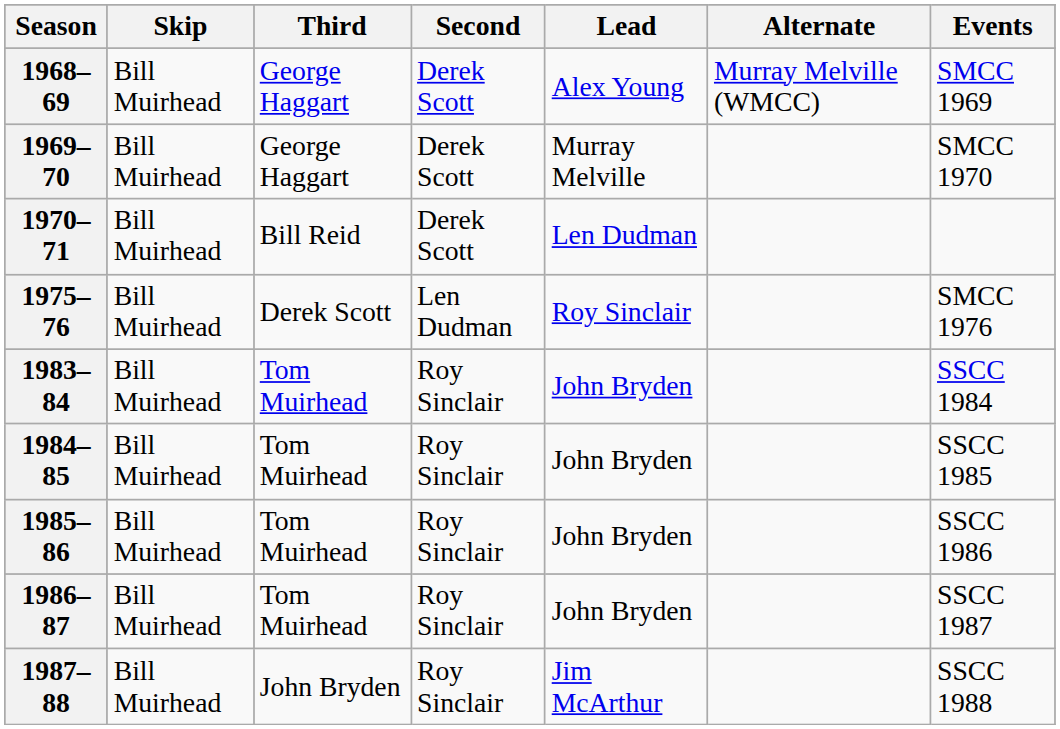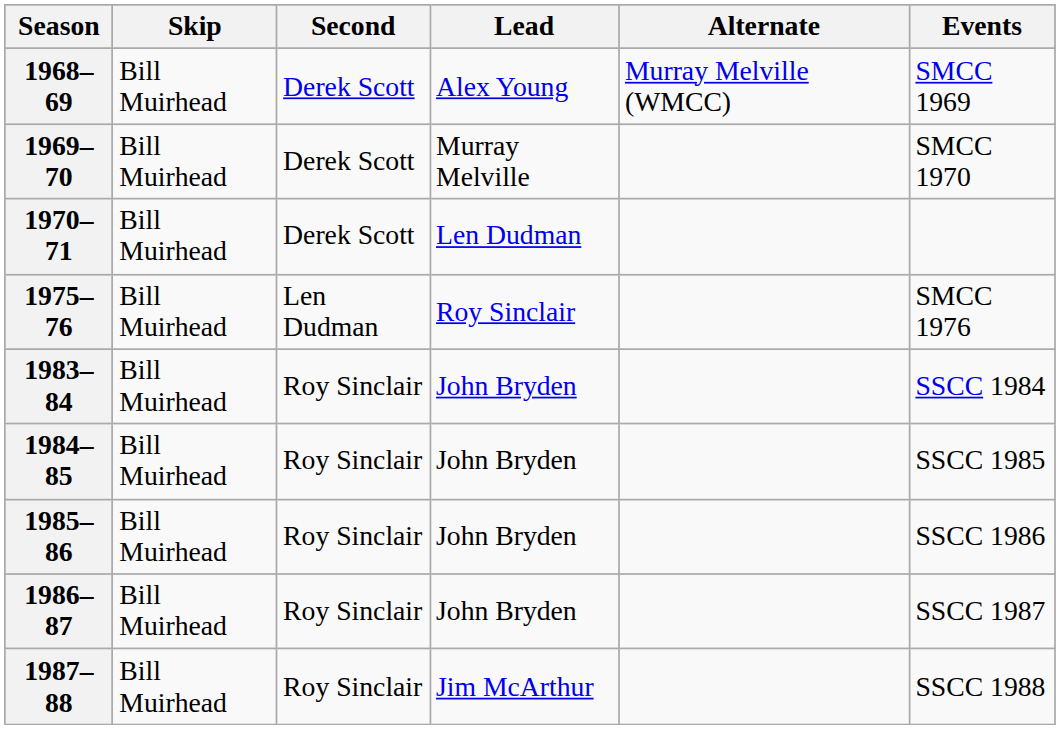- column: (332, 26)
